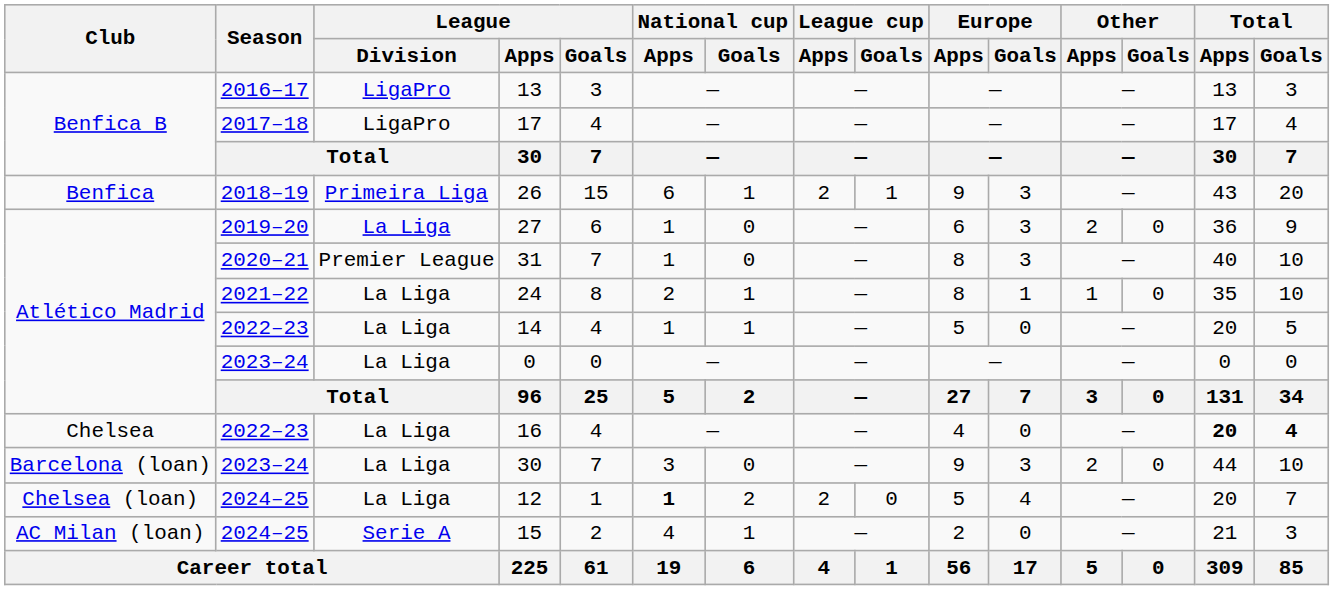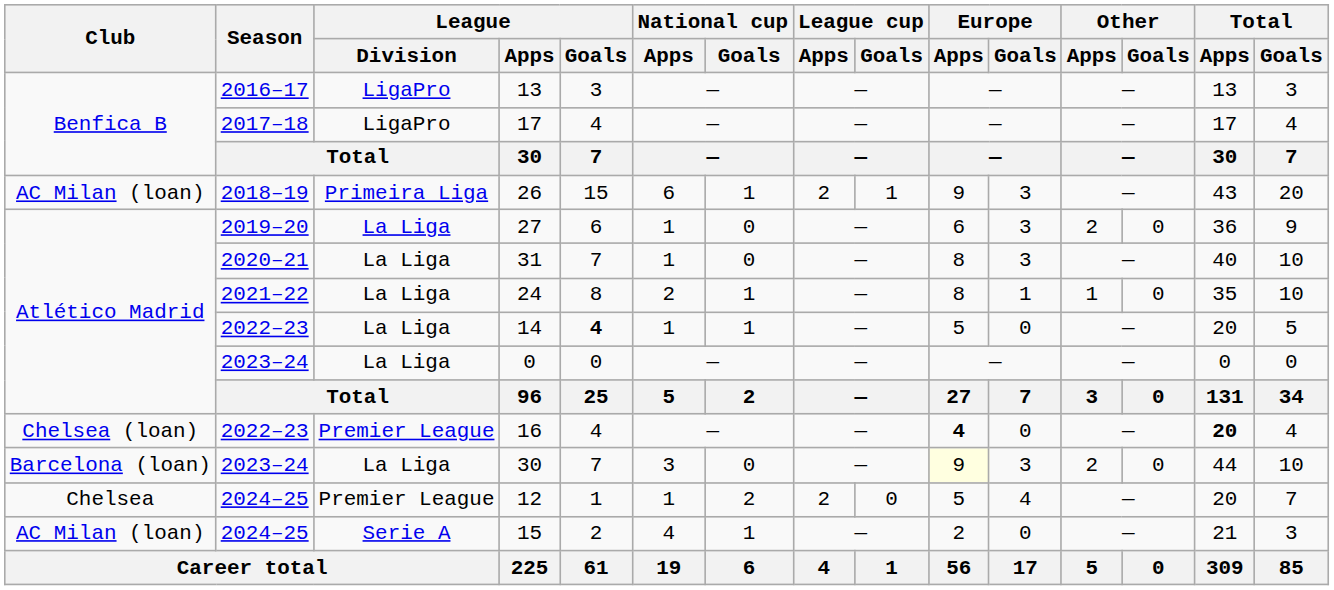(110, 192) Benfica -> (110, 192) AC Milan (loan)
(407, 261) Premier League -> (407, 261) La Liga
(596, 329) normal -> (596, 329) bold
(110, 431) Chelsea -> (110, 431) Chelsea (loan)
(407, 431) La Liga -> (407, 431) Premier League
(959, 431) normal -> (959, 431) bold
(1291, 431) bold -> (1291, 431) normal
(959, 465) no background -> (959, 465) lightyellow background
(110, 499) Chelsea (loan) -> (110, 499) Chelsea
(407, 499) La Liga -> (407, 499) Premier League
(669, 499) bold -> (669, 499) normal
